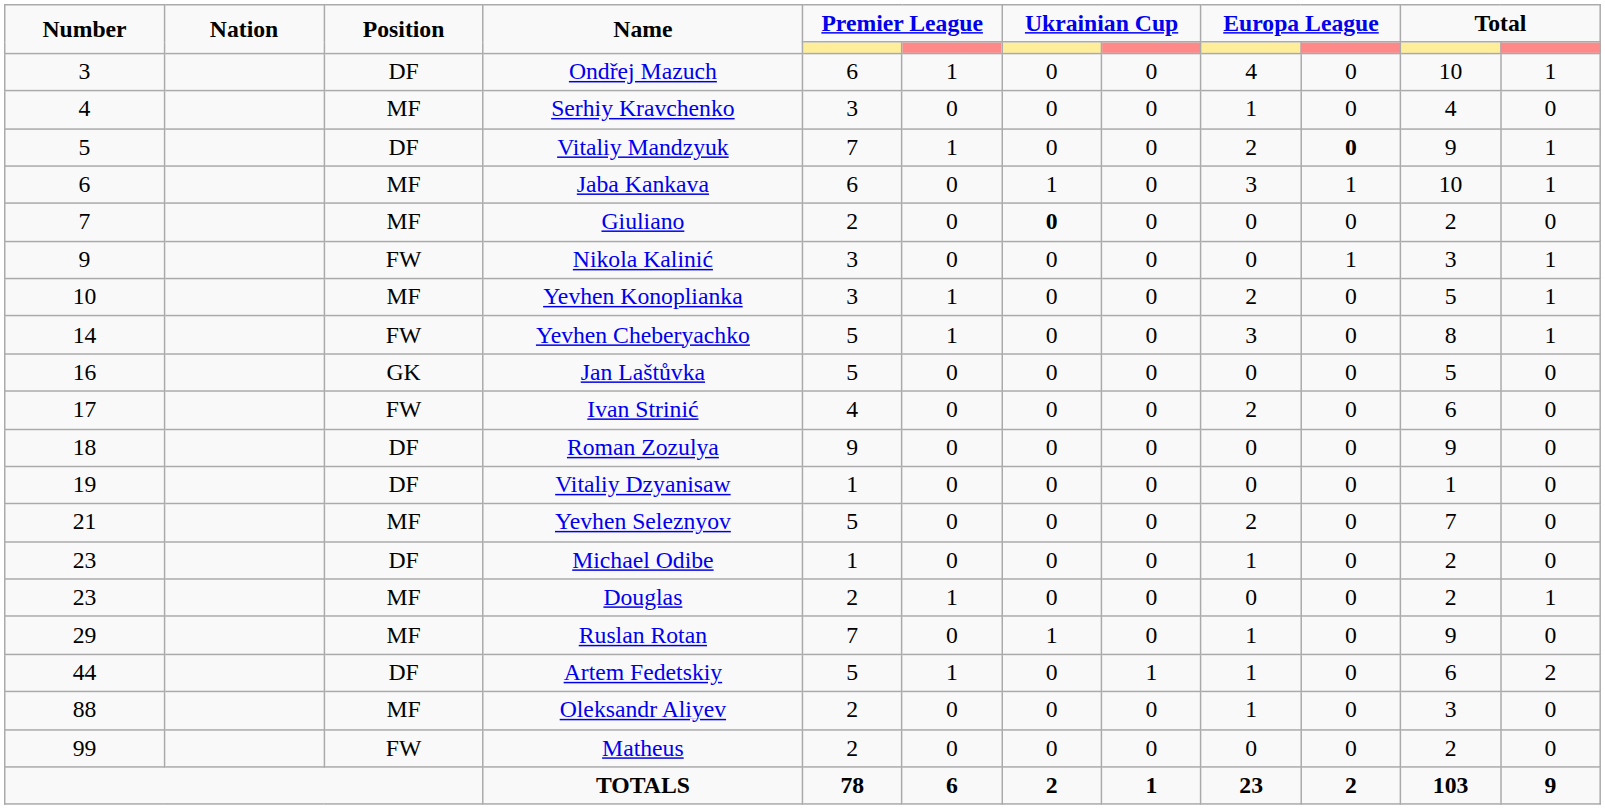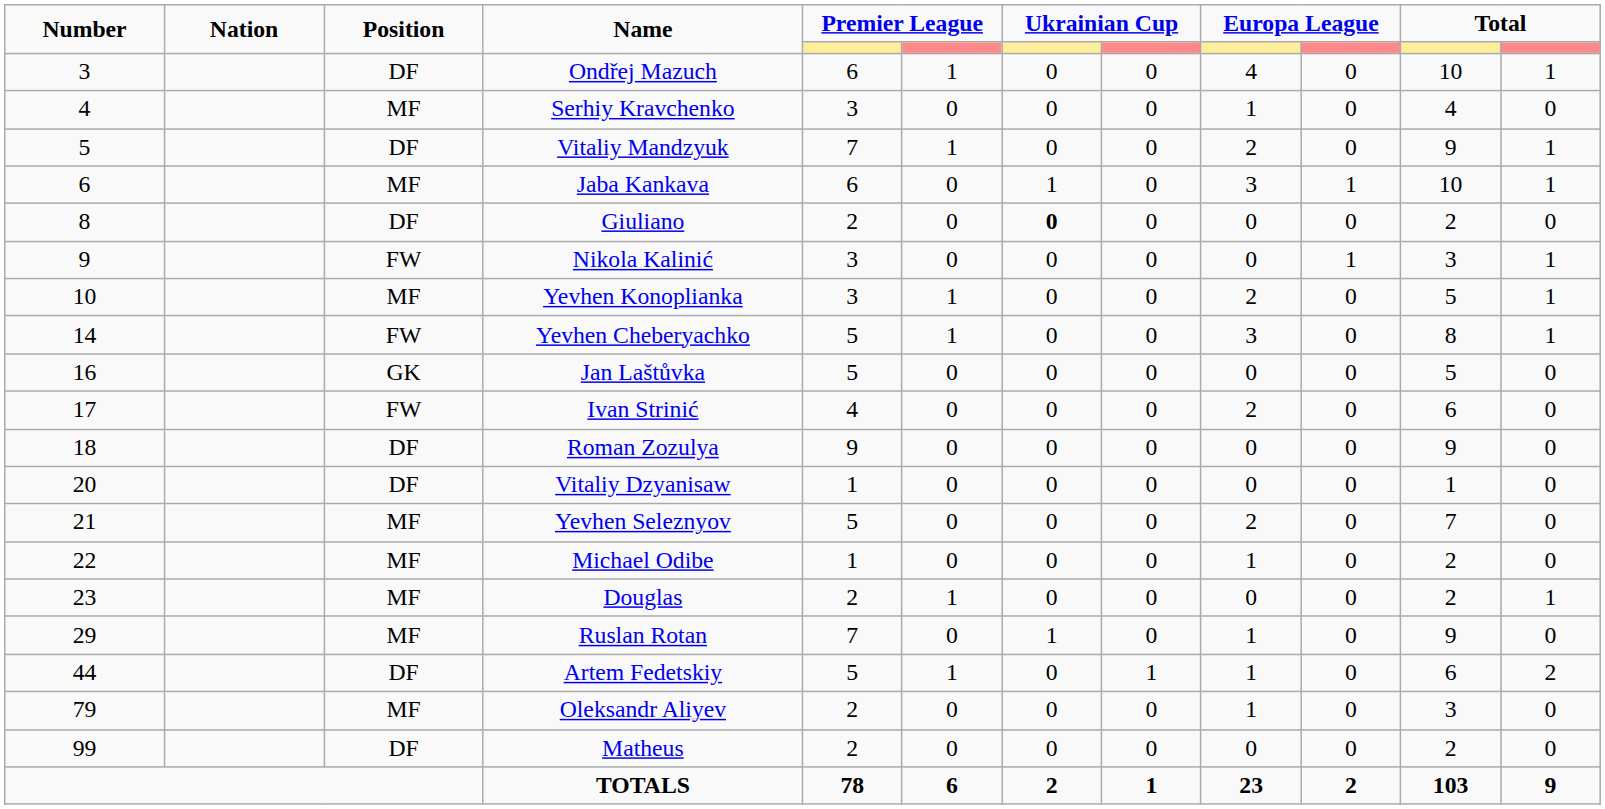(1351, 146) bold -> (1351, 146) normal
(84, 221) 7 -> (84, 221) 8
(404, 221) MF -> (404, 221) DF
(84, 484) 19 -> (84, 484) 20
(84, 559) 23 -> (84, 559) 22
(404, 559) DF -> (404, 559) MF
(84, 710) 88 -> (84, 710) 79
(404, 747) FW -> (404, 747) DF
